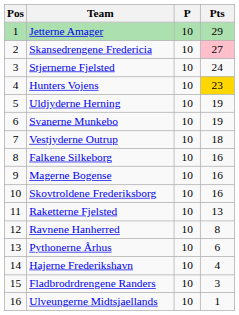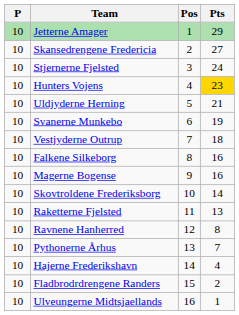columns swapped: (15, 13) <-> (187, 13)
(217, 49) pink background -> (217, 49) no background
(217, 103) 19 -> (217, 103) 21
(217, 193) 16 -> (217, 193) 14
(217, 247) 6 -> (217, 247) 7
(217, 283) 3 -> (217, 283) 2
